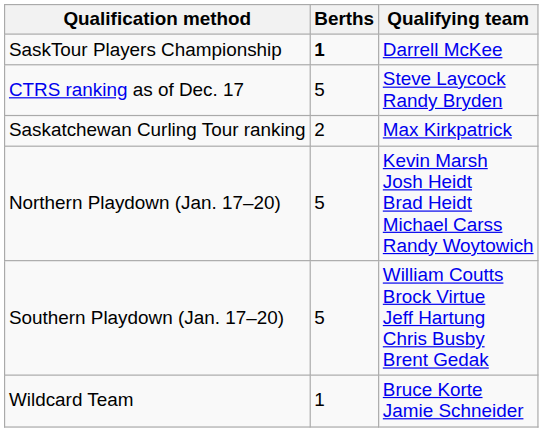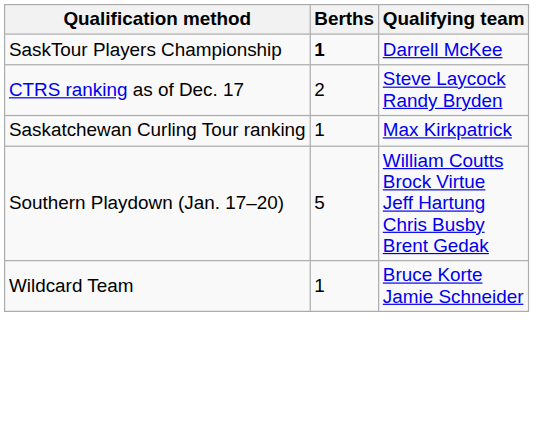(320, 89) 5 -> (320, 89) 2
(320, 130) 2 -> (320, 130) 1
- row: (145, 202)
